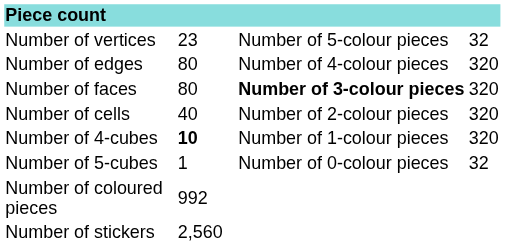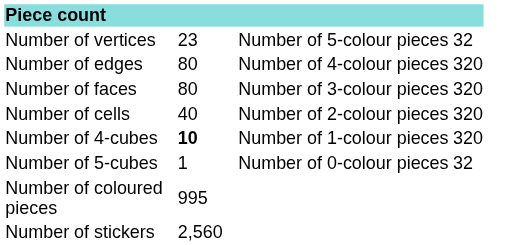(351, 89) bold -> (343, 89) normal
(193, 197) 992 -> (193, 197) 995
